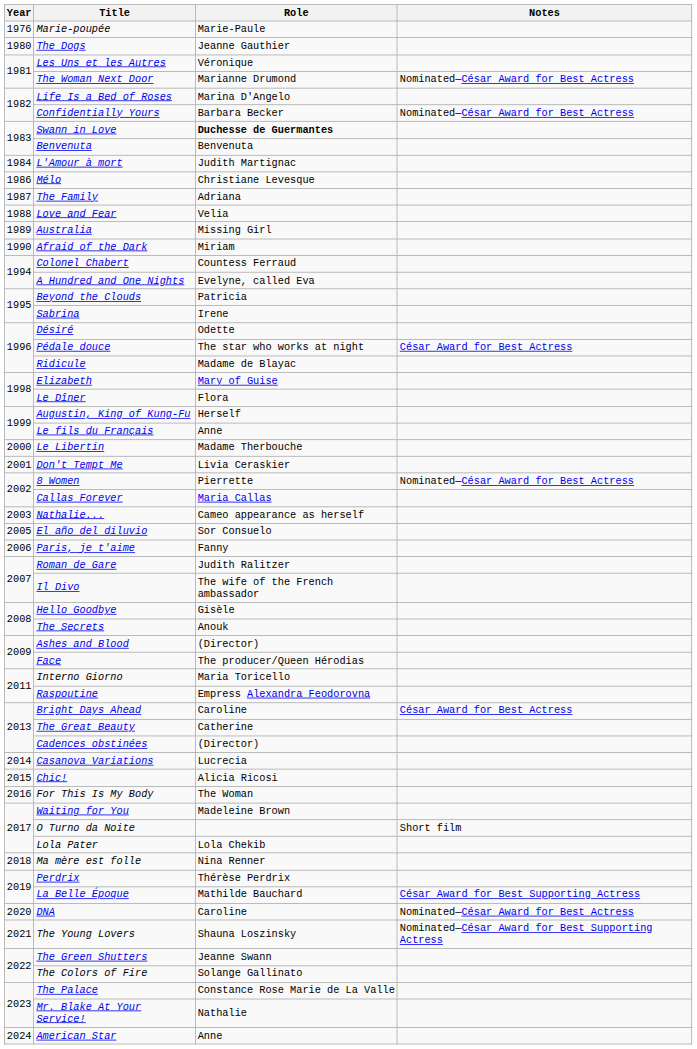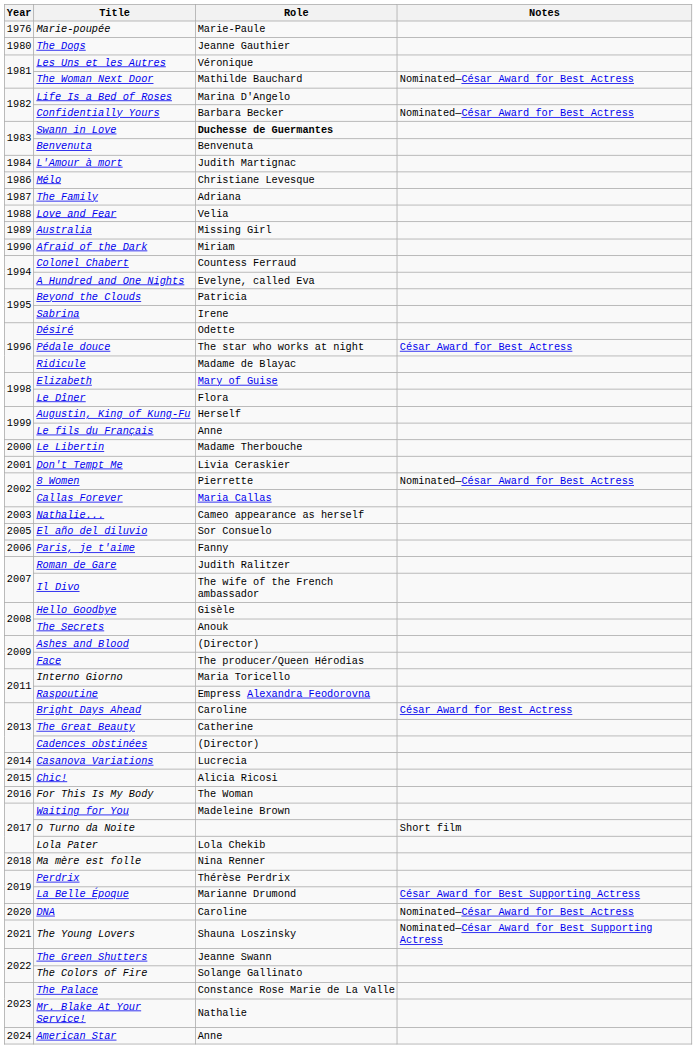(247, 80) Marianne Drumond -> (250, 80) Mathilde Bauchard
(250, 895) Mathilde Bauchard -> (247, 895) Marianne Drumond
